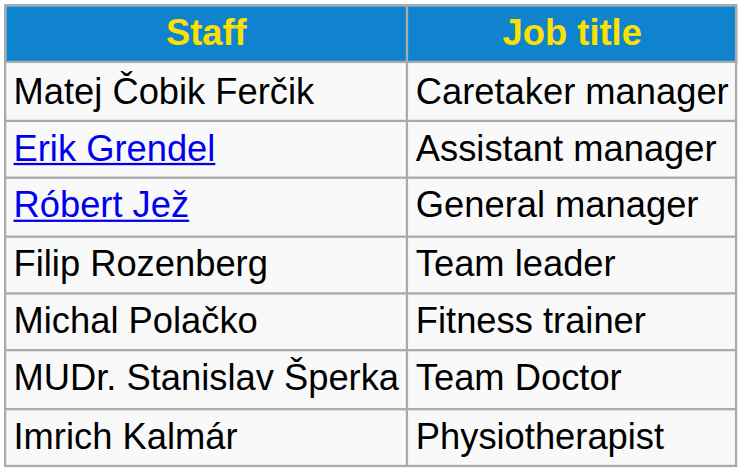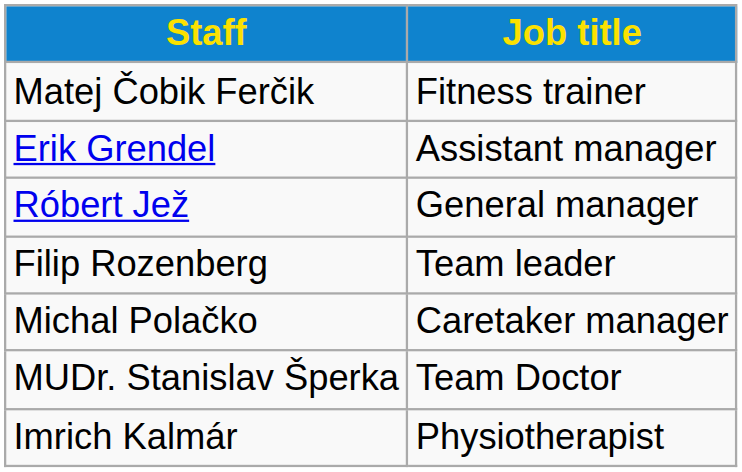(572, 90) Caretaker manager -> (531, 90) Fitness trainer
(531, 321) Fitness trainer -> (572, 321) Caretaker manager
